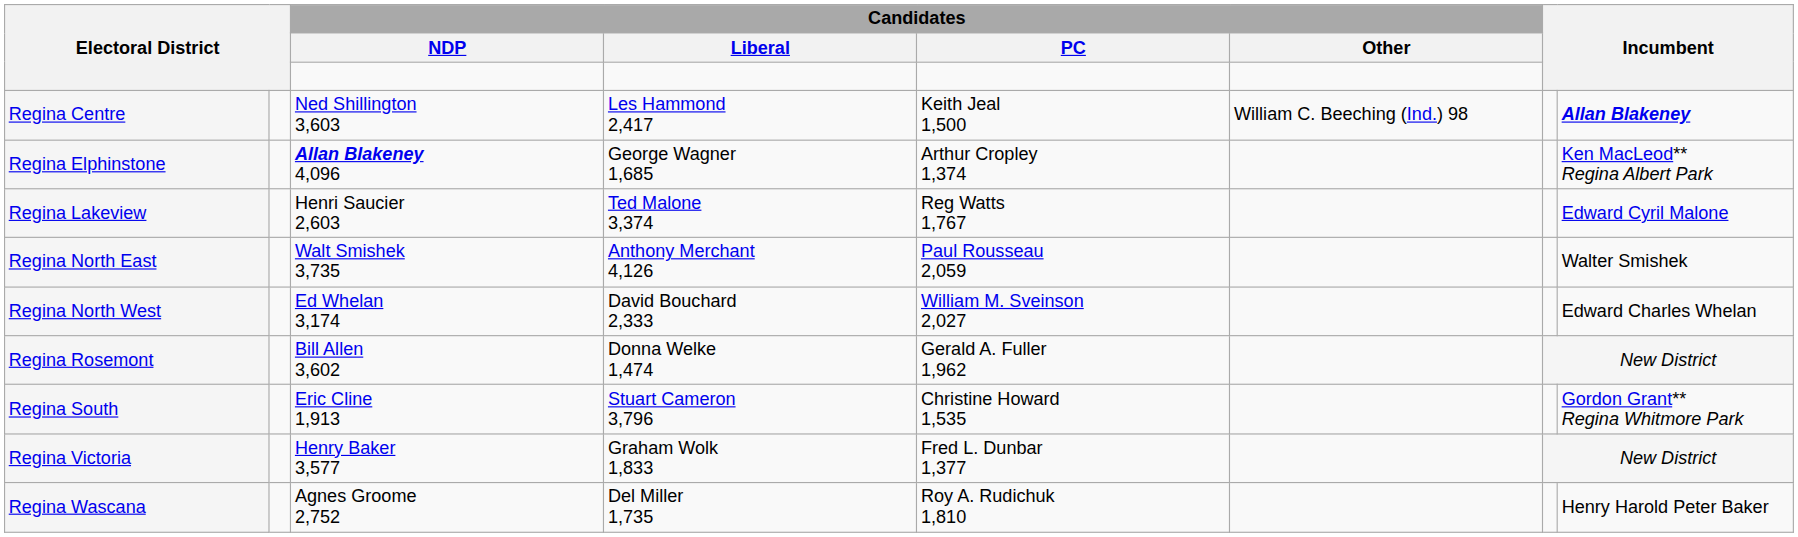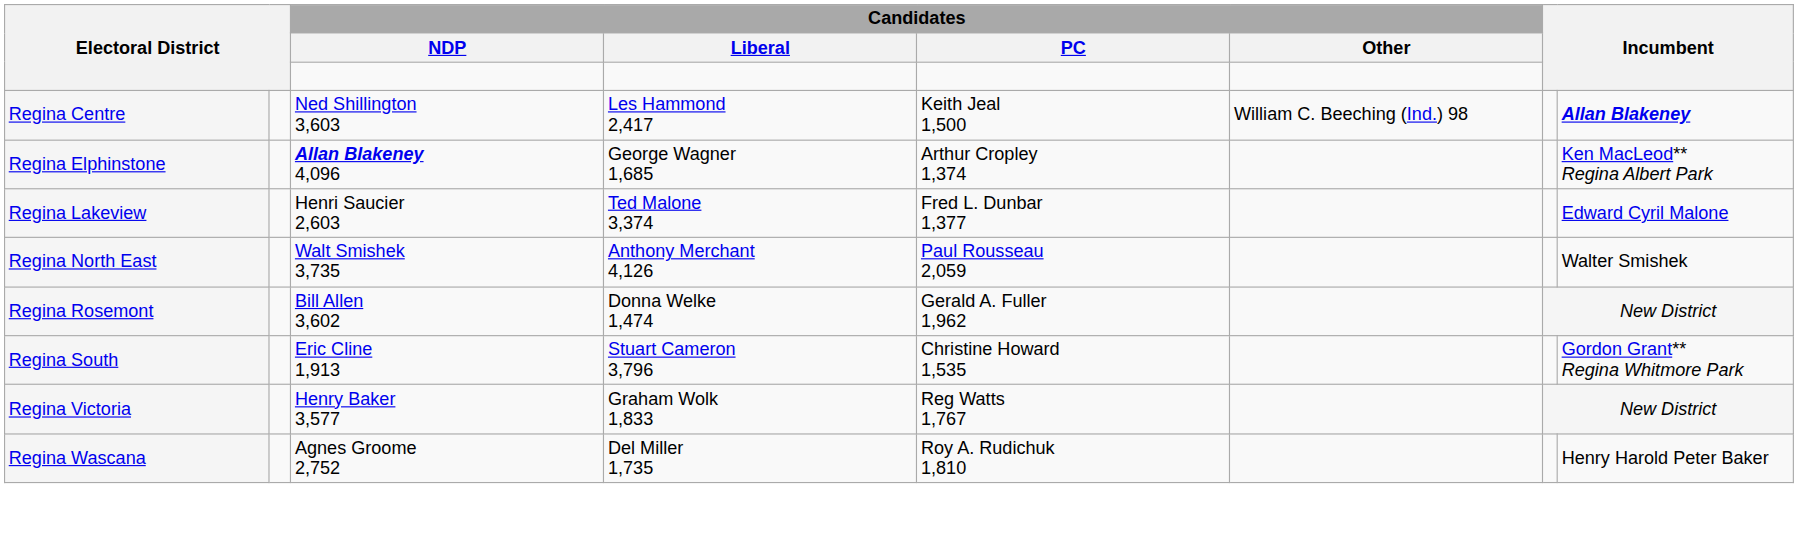(963, 213) Reg Watts 1,767 -> (982, 213) Fred L. Dunbar 1,377
- row: (85, 311)
(982, 458) Fred L. Dunbar 1,377 -> (963, 409) Reg Watts 1,767
